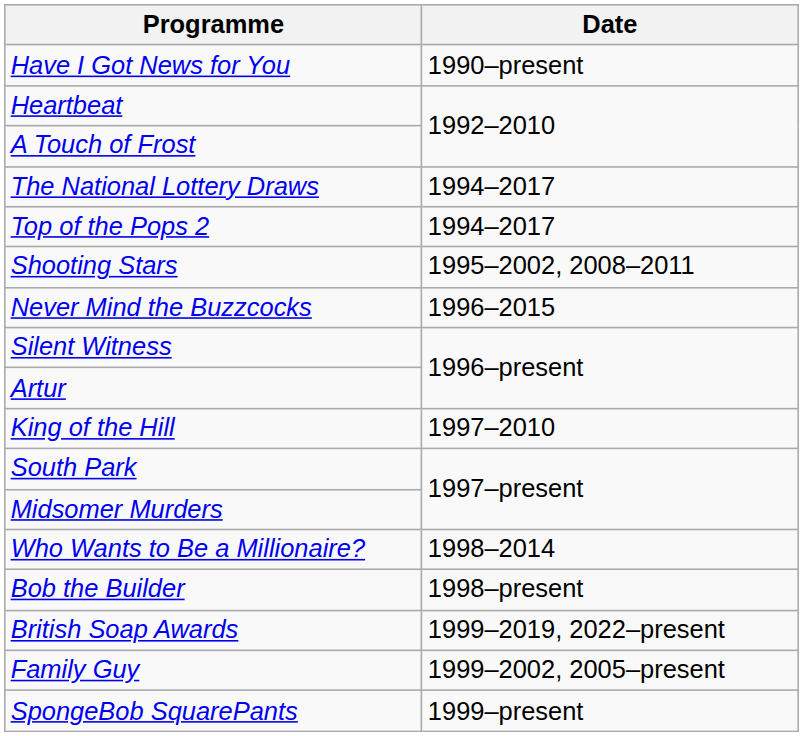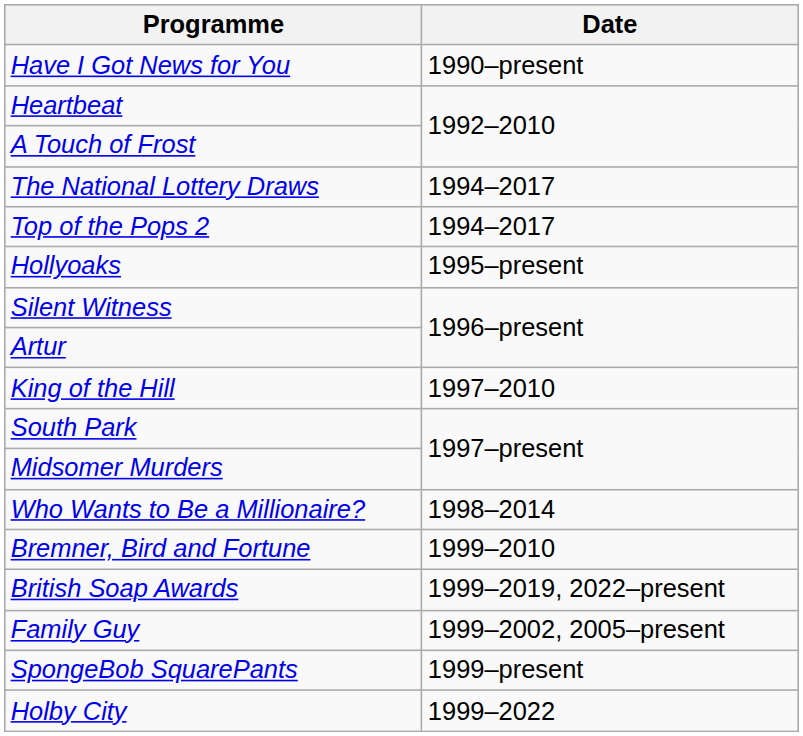- row: (94, 266)
+ row: (66, 266)
- row: (161, 307)
- row: (98, 589)
+ row: (161, 549)
+ row: (69, 710)
